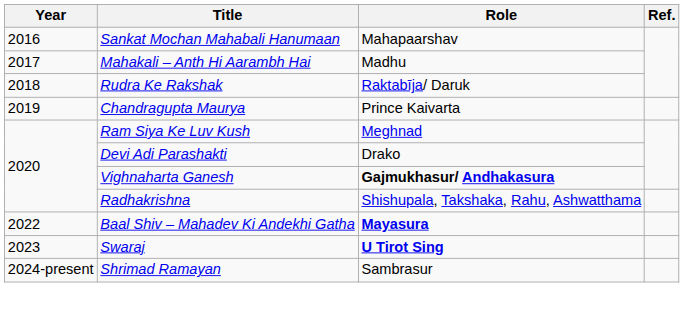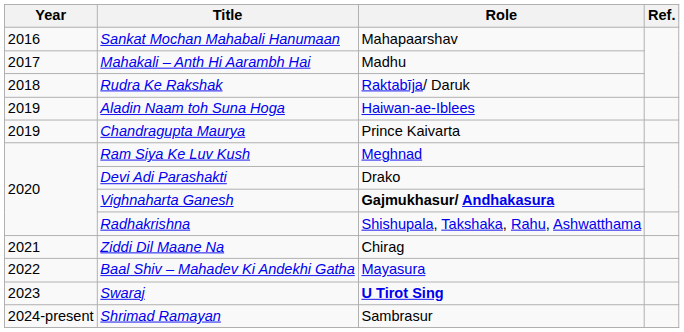+ row: (193, 108)
+ row: (162, 246)
(395, 223) bold -> (393, 270) normal
